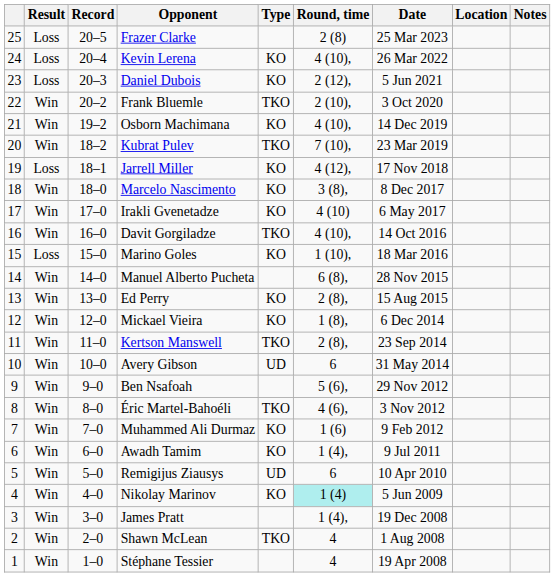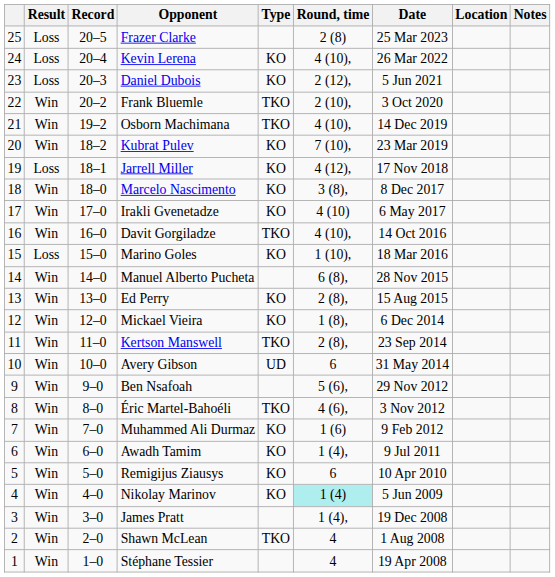(276, 124) KO -> (276, 124) TKO
(276, 146) TKO -> (276, 146) KO
(276, 473) UD -> (276, 473) KO
